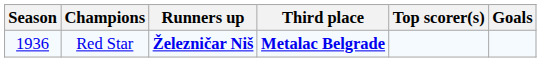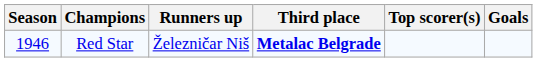(33, 43) 1936 -> (33, 43) 1946
(203, 43) bold -> (201, 43) normal
